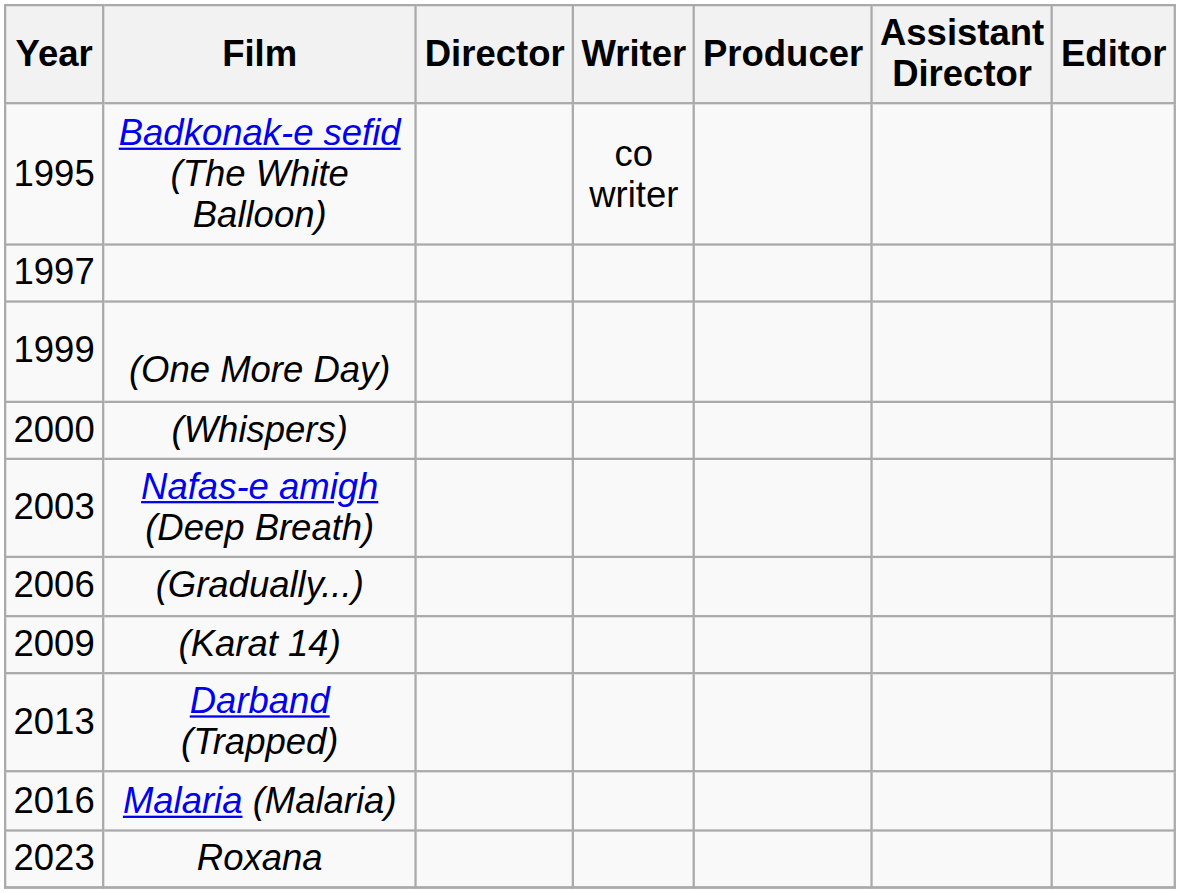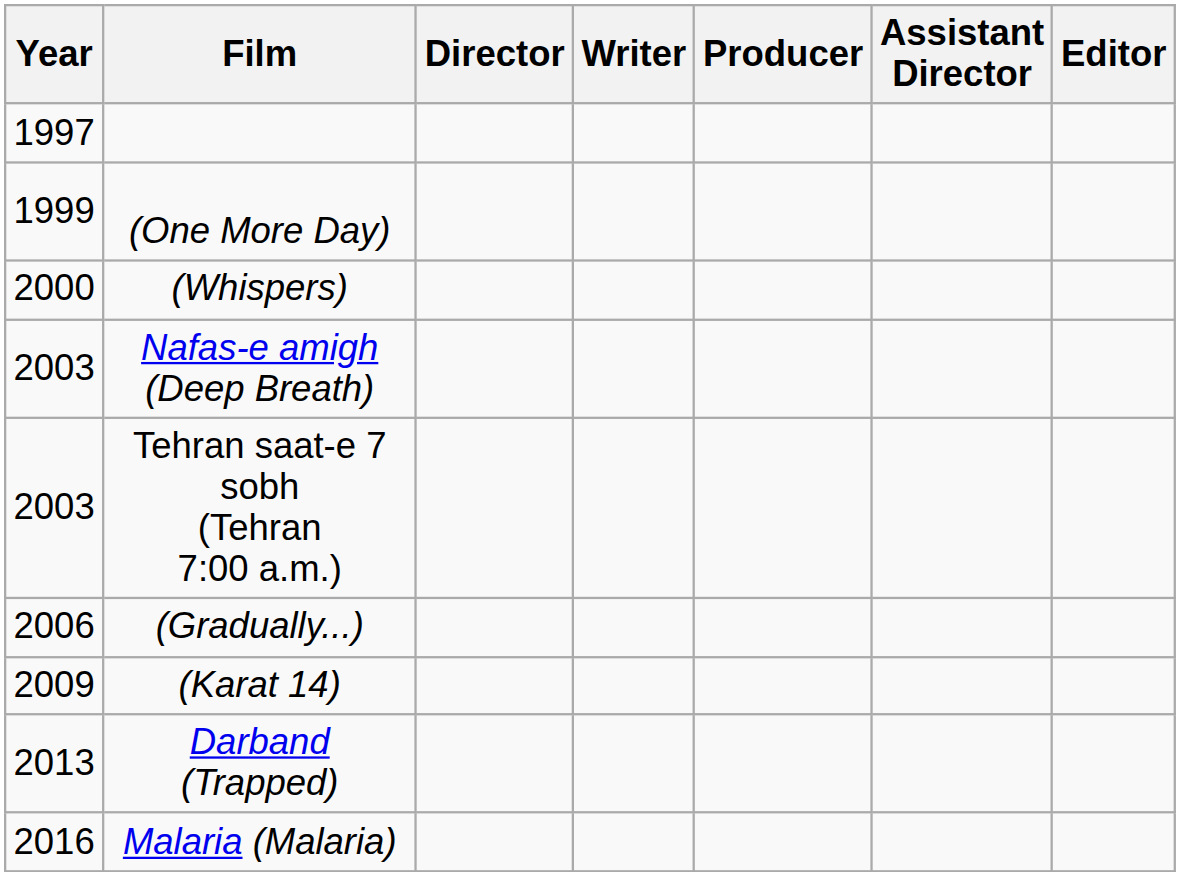- row: (54, 173)
+ row: (54, 507)
- row: (54, 858)
